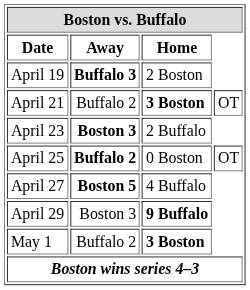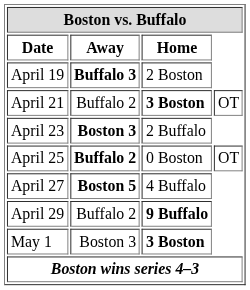(108, 213) Boston 3 -> (106, 213) Buffalo 2
(106, 241) Buffalo 2 -> (108, 241) Boston 3
